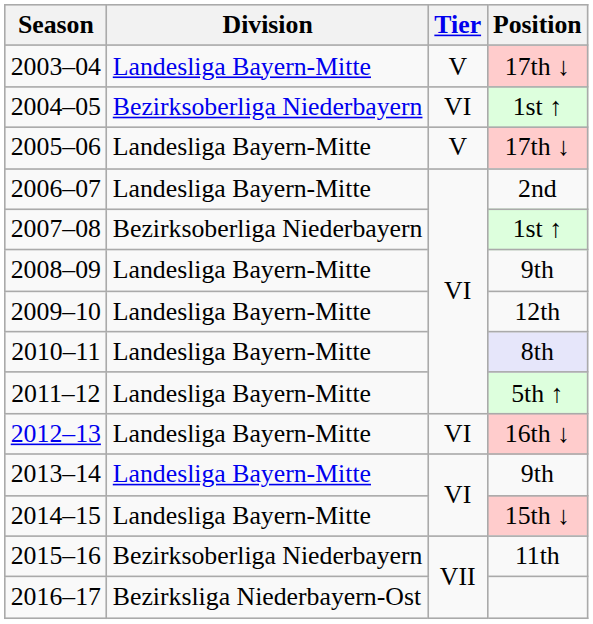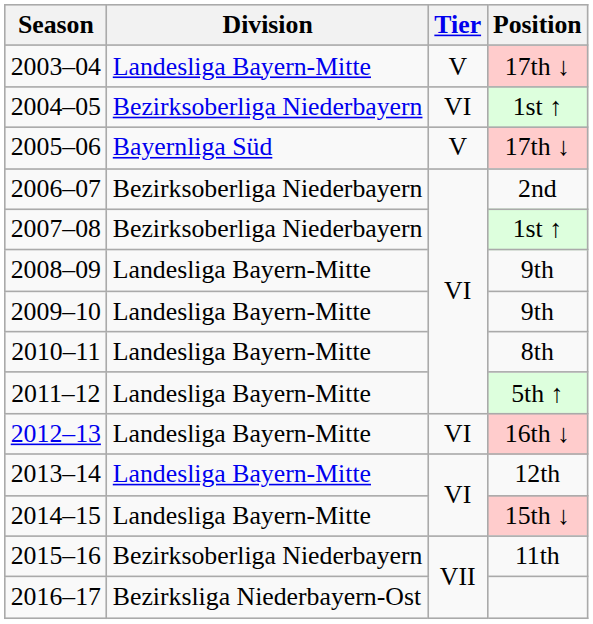(242, 147) Landesliga Bayern-Mitte -> (193, 147) Bayernliga Süd
(242, 188) Landesliga Bayern-Mitte -> (268, 188) Bezirksoberliga Niederbayern
(537, 310) 12th -> (537, 310) 9th
(537, 351) lavender background -> (537, 351) no background
(537, 474) 9th -> (537, 474) 12th
